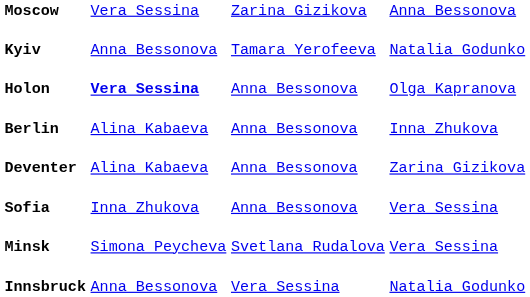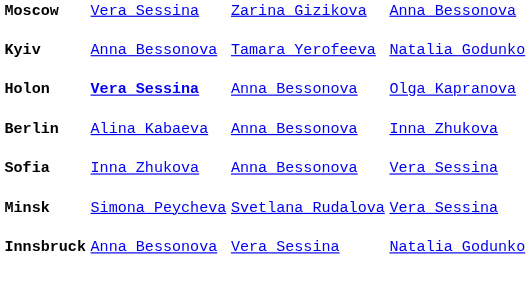- row: (41, 168)
